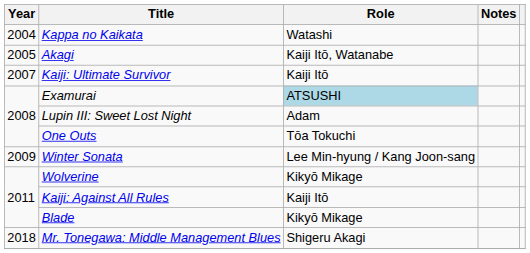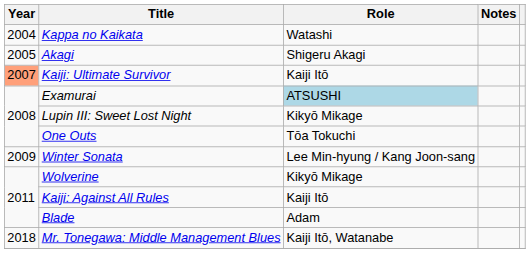(340, 55) Kaiji Itō, Watanabe -> (326, 55) Shigeru Akagi
(22, 75) no background -> (22, 75) lightsalmon background
(303, 116) Adam -> (325, 116) Kikyō Mikage
(325, 217) Kikyō Mikage -> (303, 217) Adam
(326, 237) Shigeru Akagi -> (340, 237) Kaiji Itō, Watanabe
